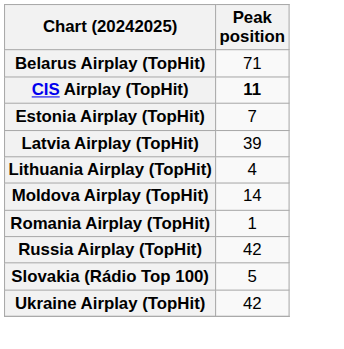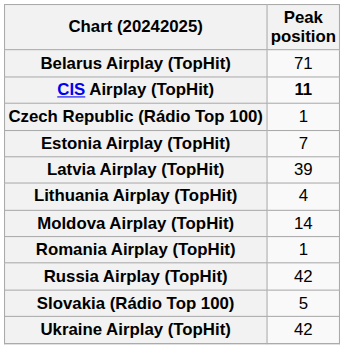+ row: (136, 116)
